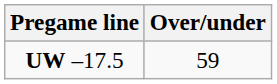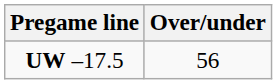(208, 59) 59 -> (208, 59) 56
